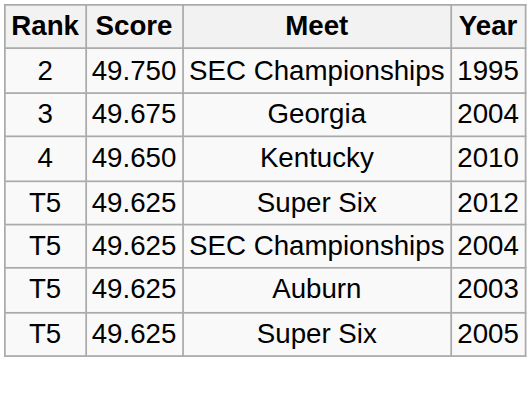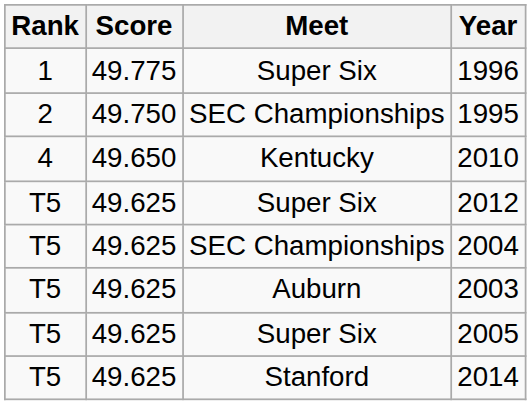+ row: (317, 70)
- row: (317, 114)
+ row: (317, 377)
